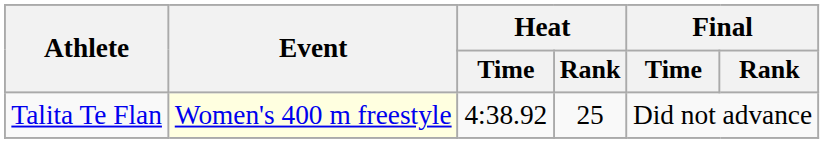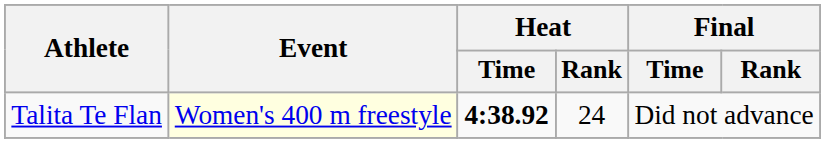(506, 115) normal -> (507, 115) bold
(590, 115) 25 -> (592, 115) 24
